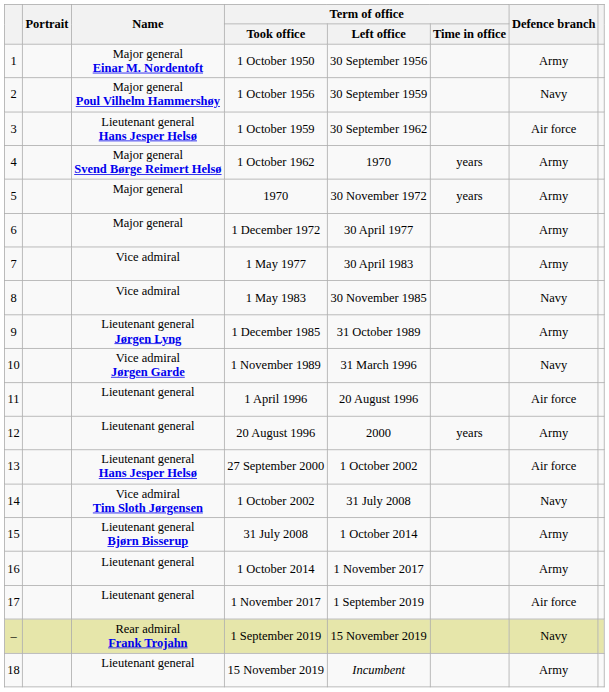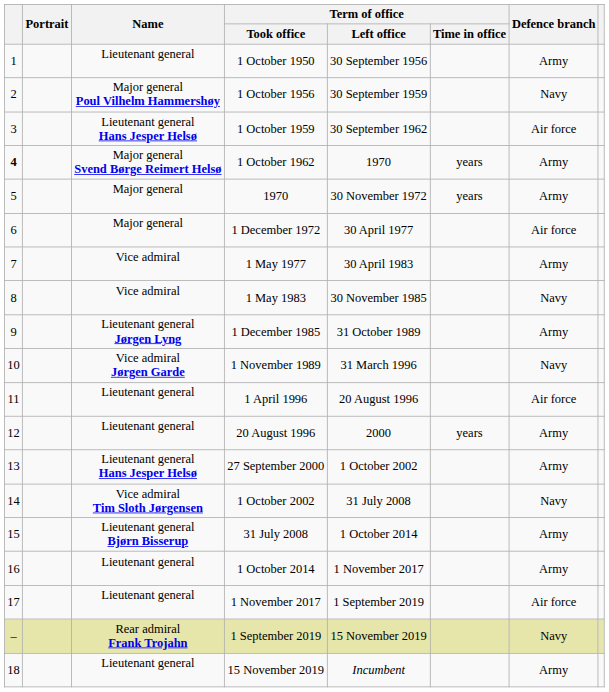(148, 61) Major general Einar M. Nordentoft -> (148, 53) Lieutenant general
(14, 162) normal -> (14, 162) bold
(554, 230) Army -> (554, 230) Air force
(554, 466) Air force -> (554, 466) Army
